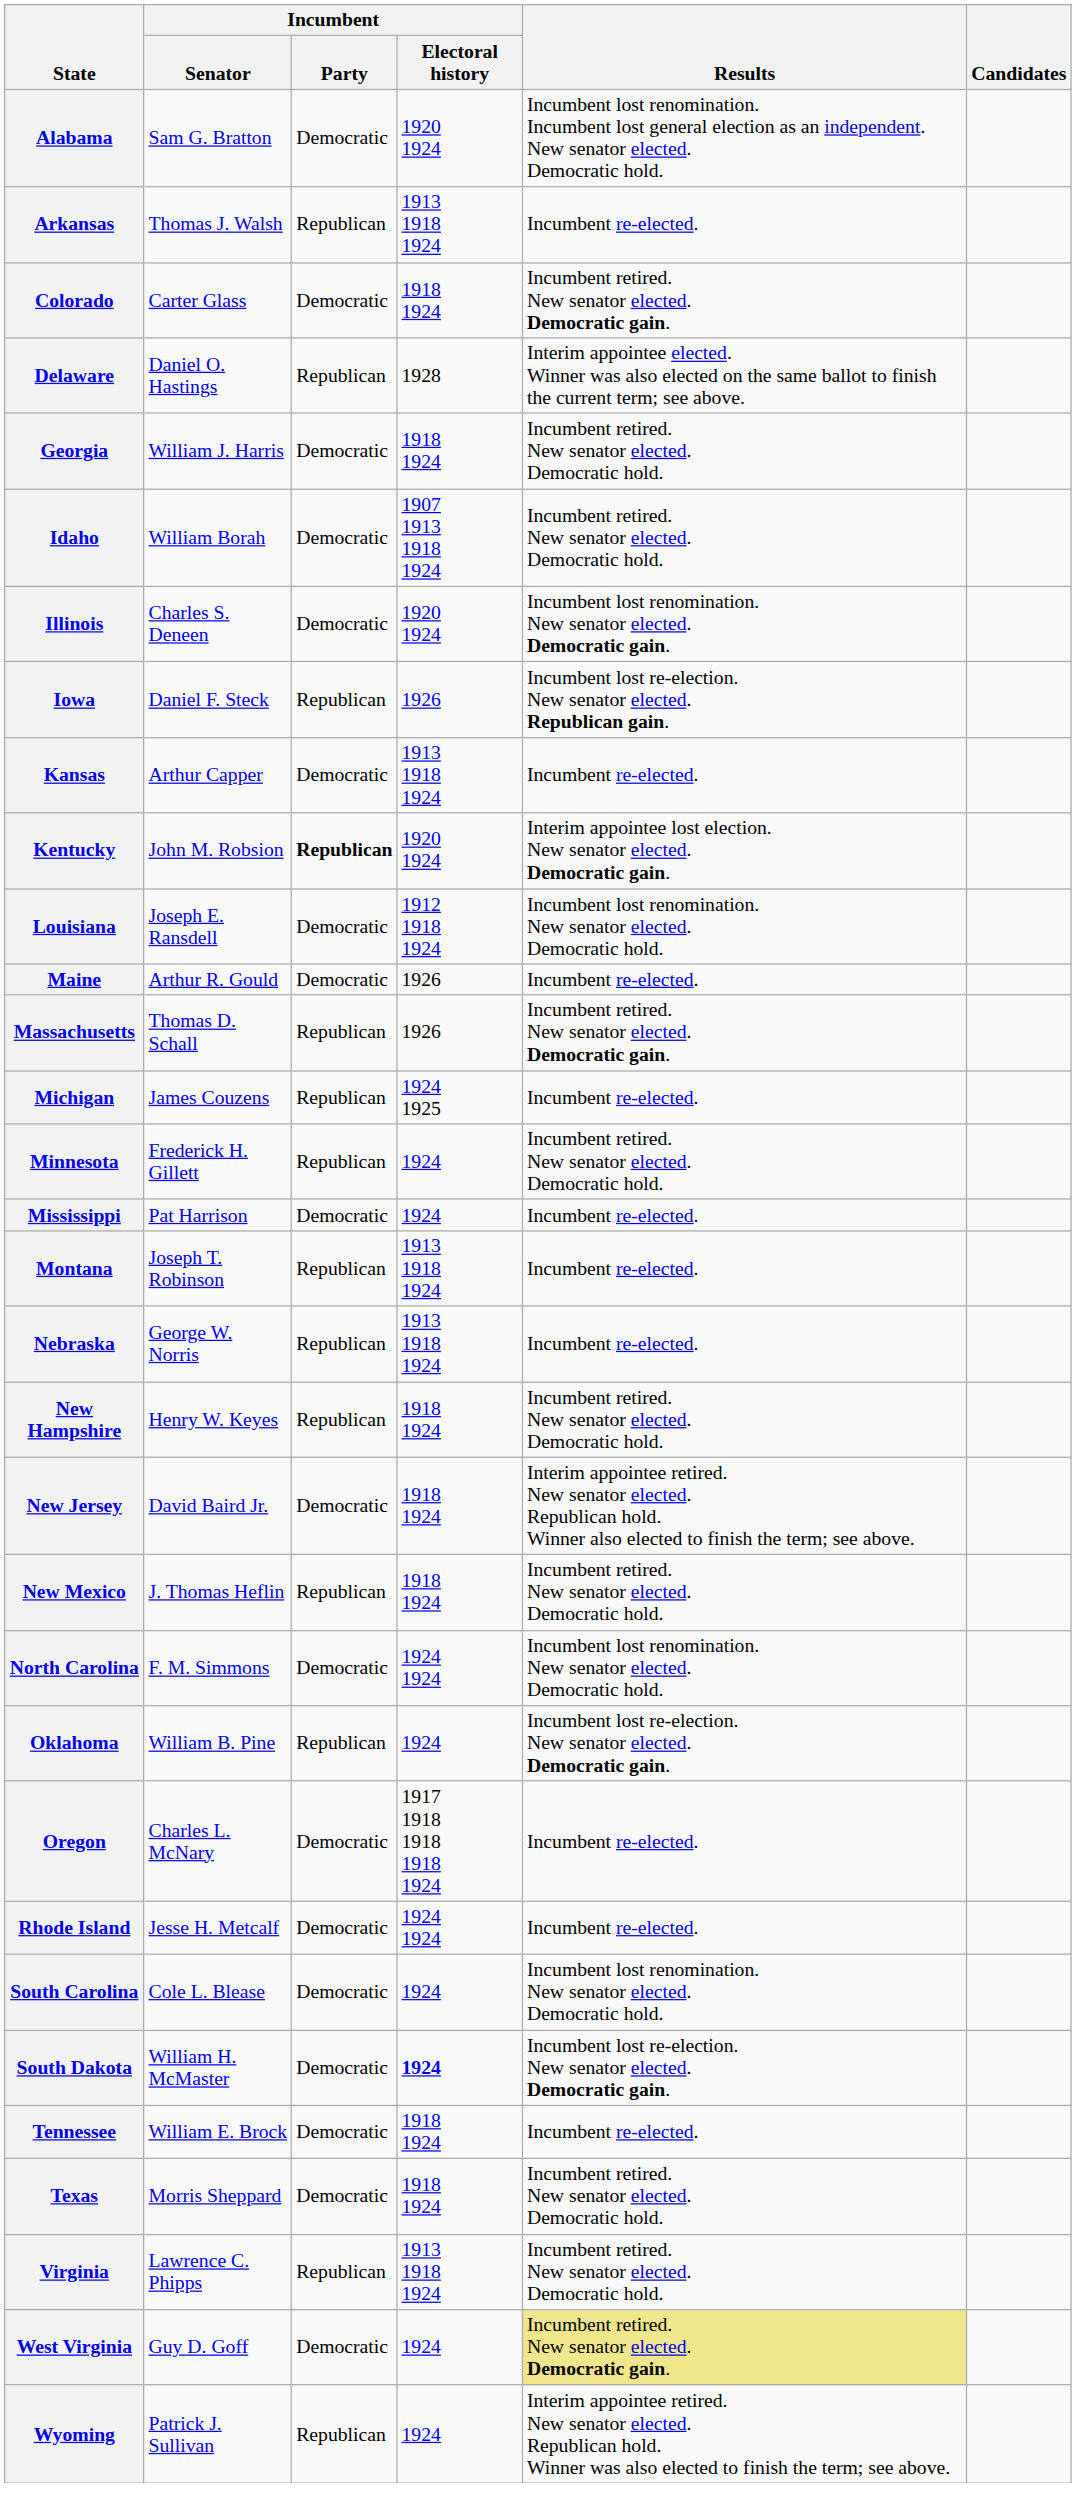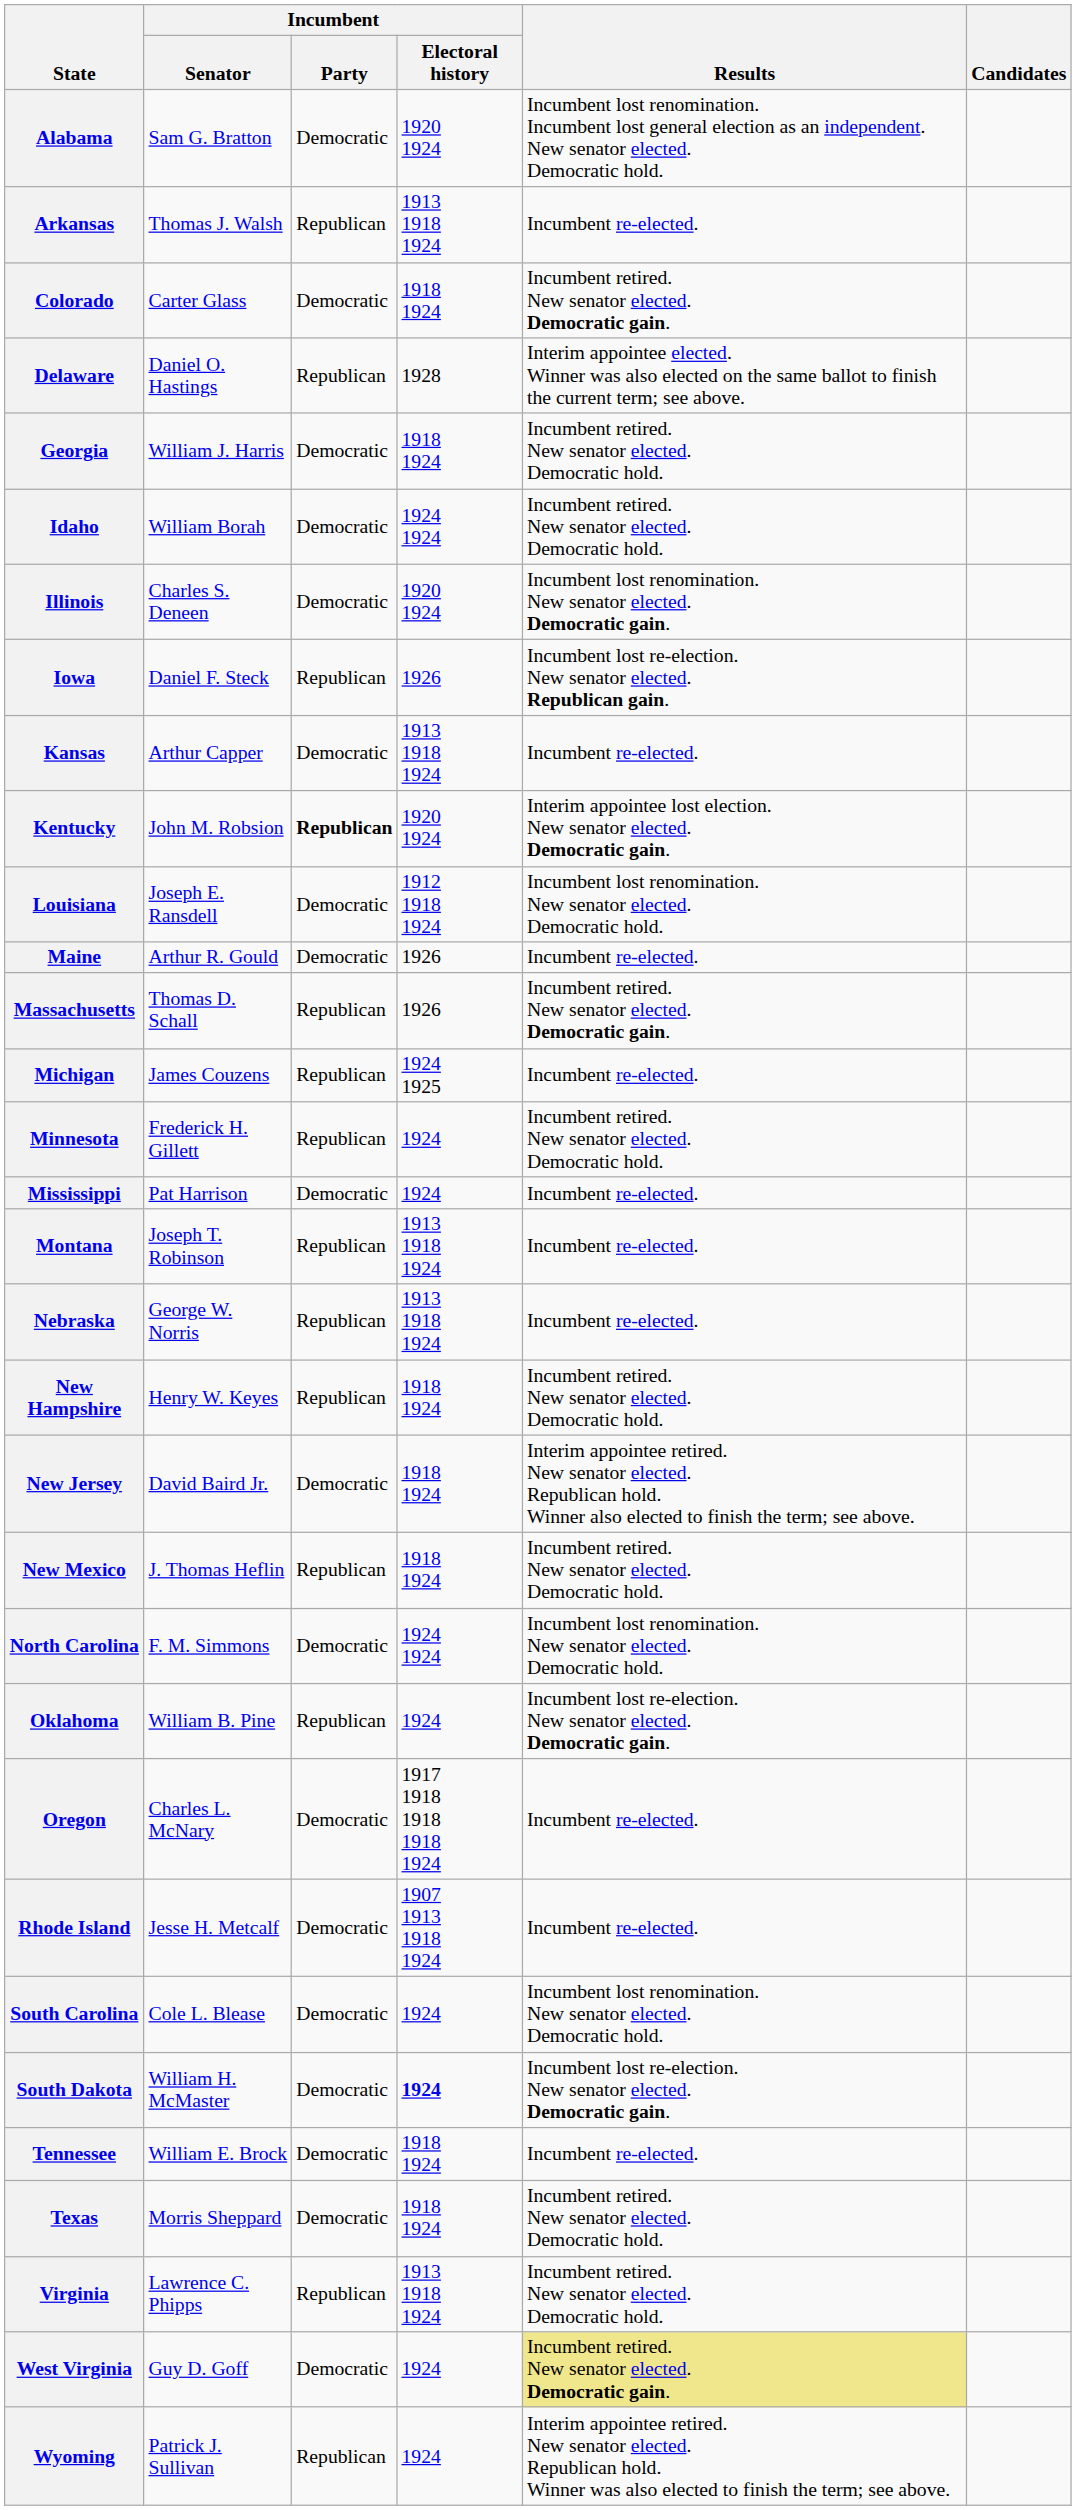(421, 537) 1907 1913 1918 1924 -> (421, 526) 1924 1924
(421, 1927) 1924 1924 -> (421, 1927) 1907 1913 1918 1924
